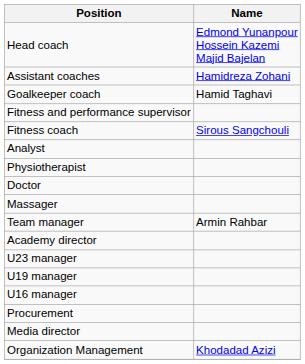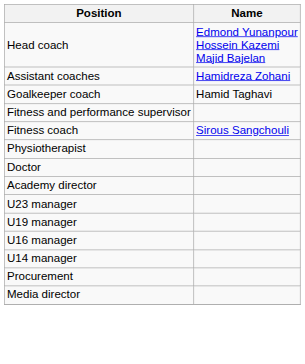- row: (26, 149)
- row: (32, 203)
- row: (45, 222)
+ row: (42, 258)
- row: (75, 350)
